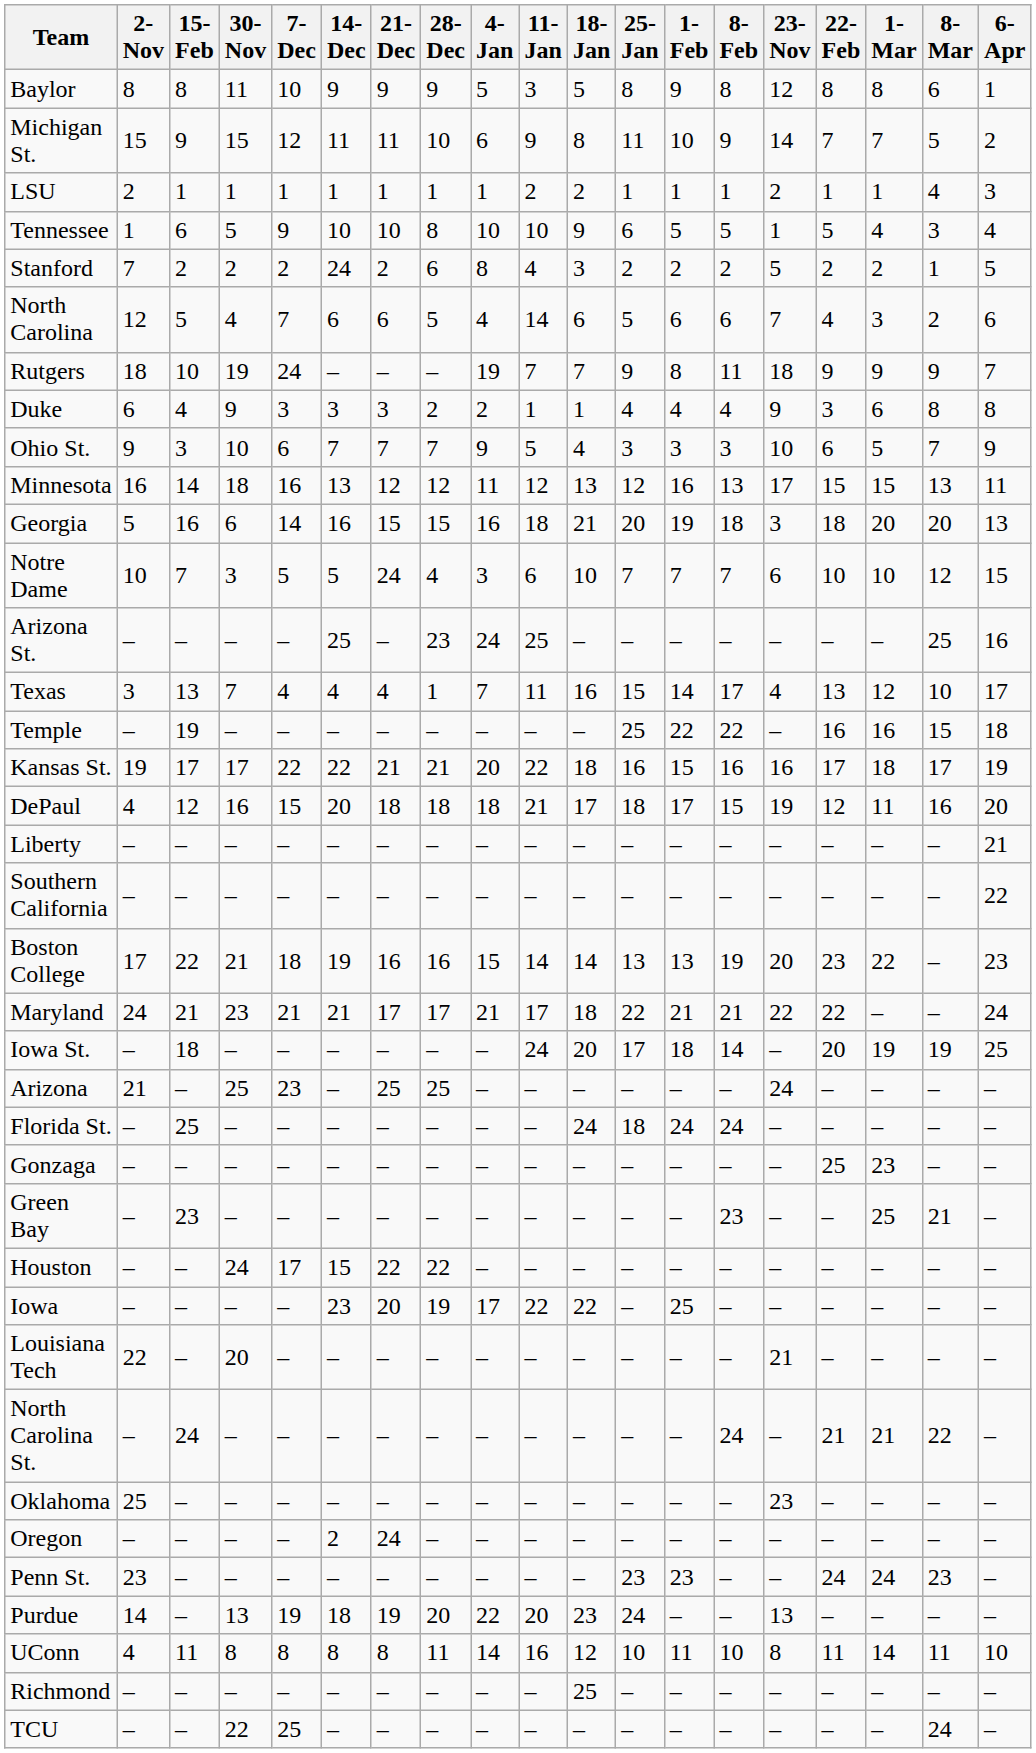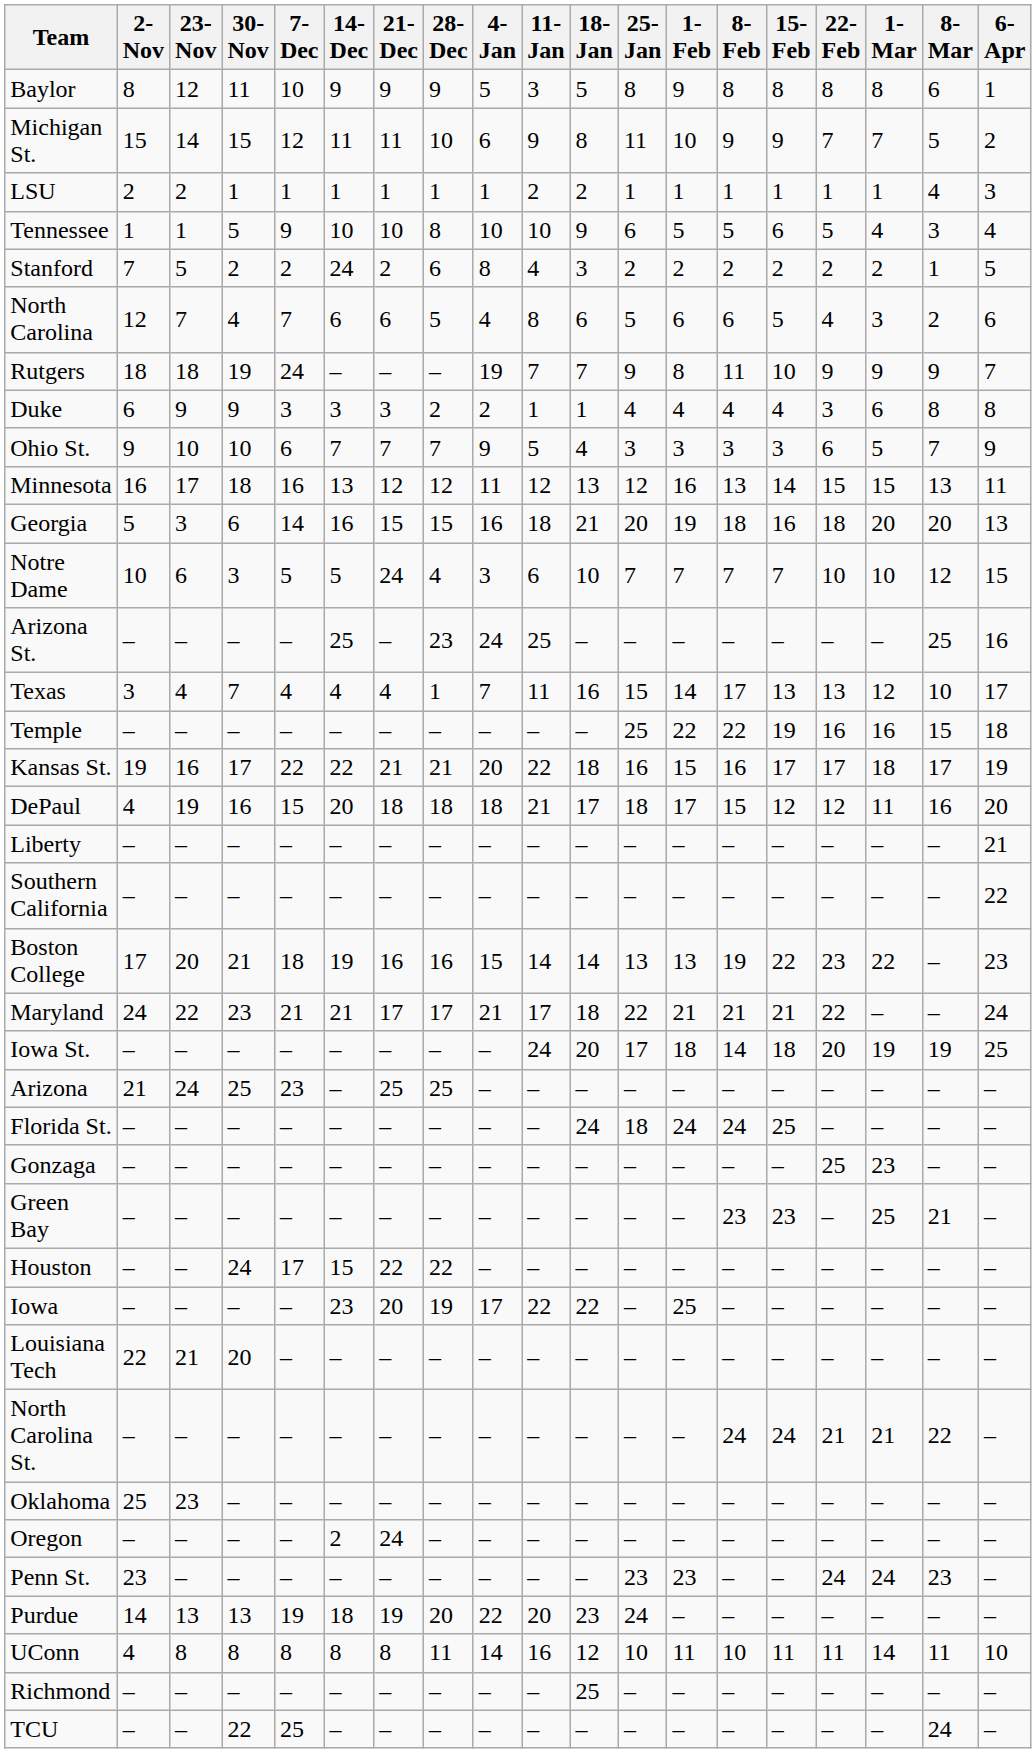columns swapped: (790, 37) <-> (194, 37)
(536, 319) 14 -> (533, 319) 8
